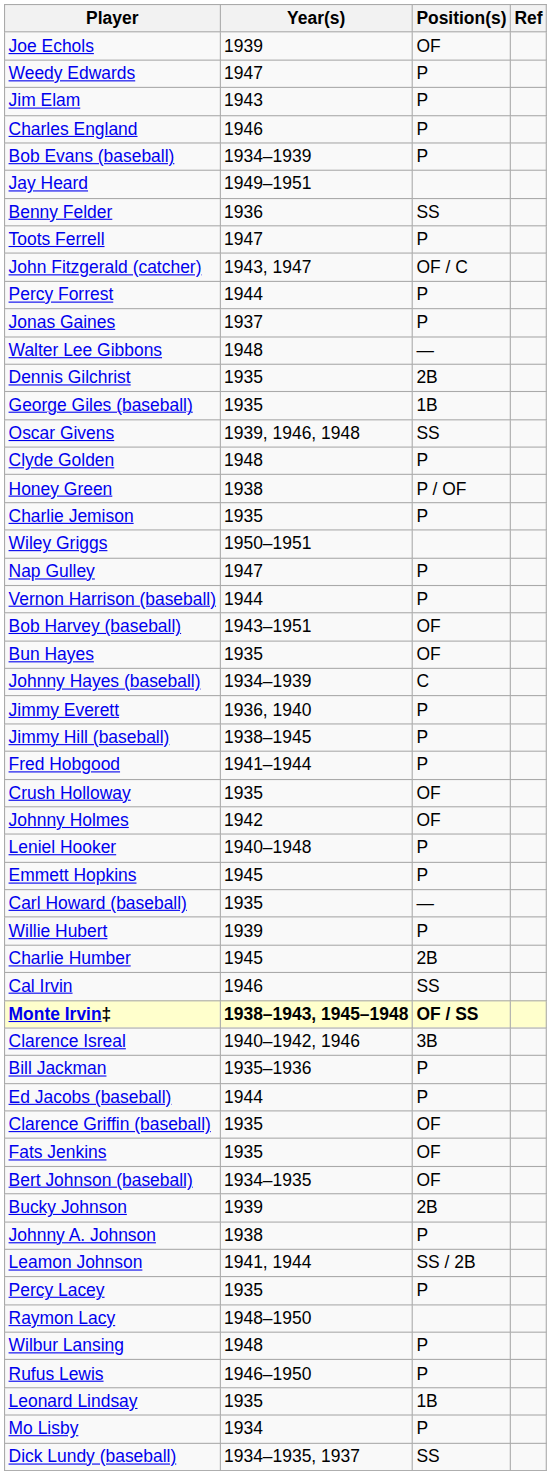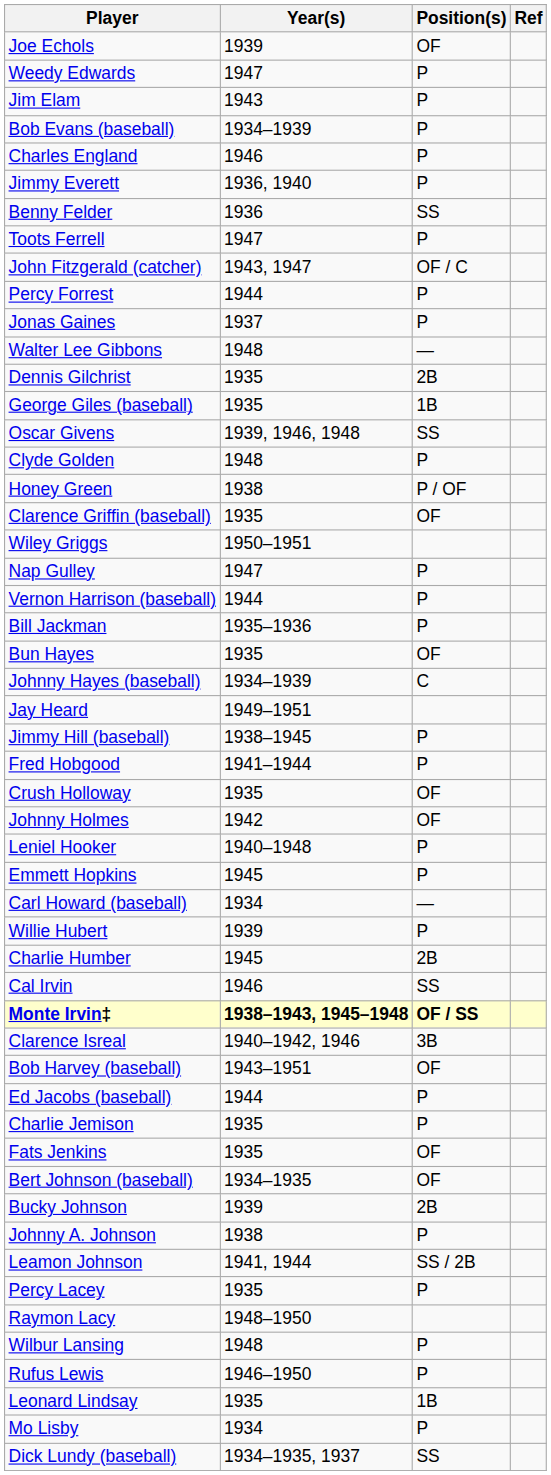rows swapped: (73, 128) <-> (91, 156)
rows swapped: (64, 709) <-> (48, 184)
rows swapped: (110, 1124) <-> (71, 516)
rows swapped: (95, 626) <-> (58, 1069)
(243, 903) 1935 -> (243, 903) 1934
